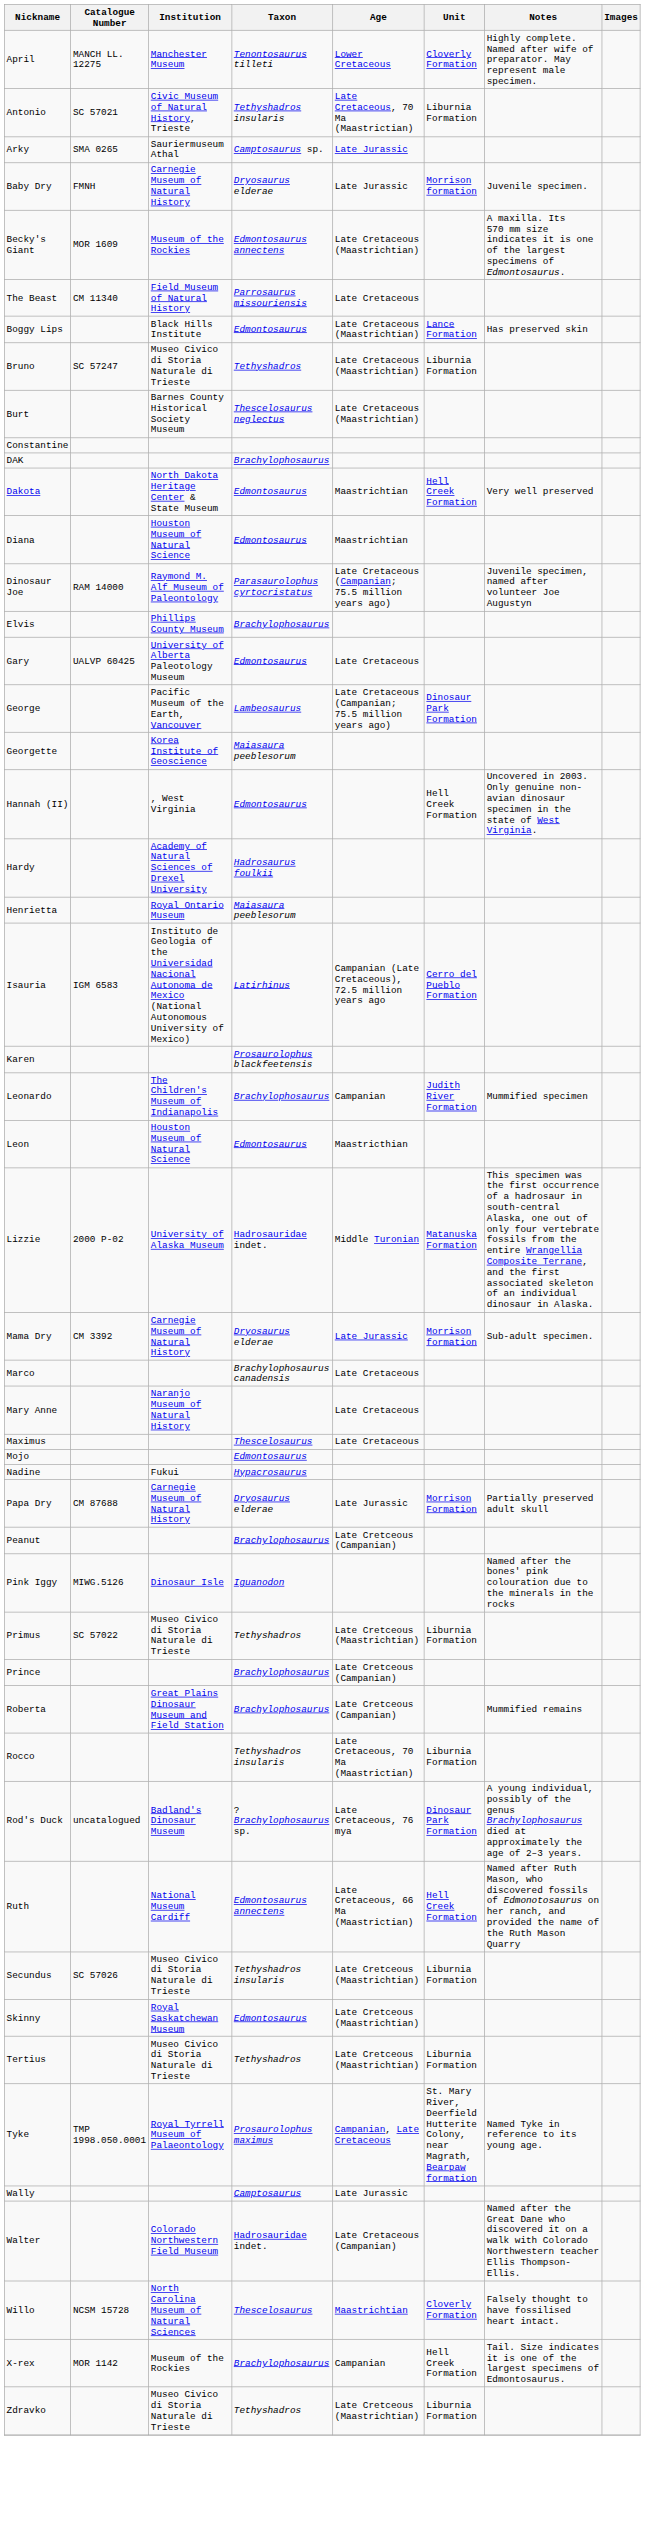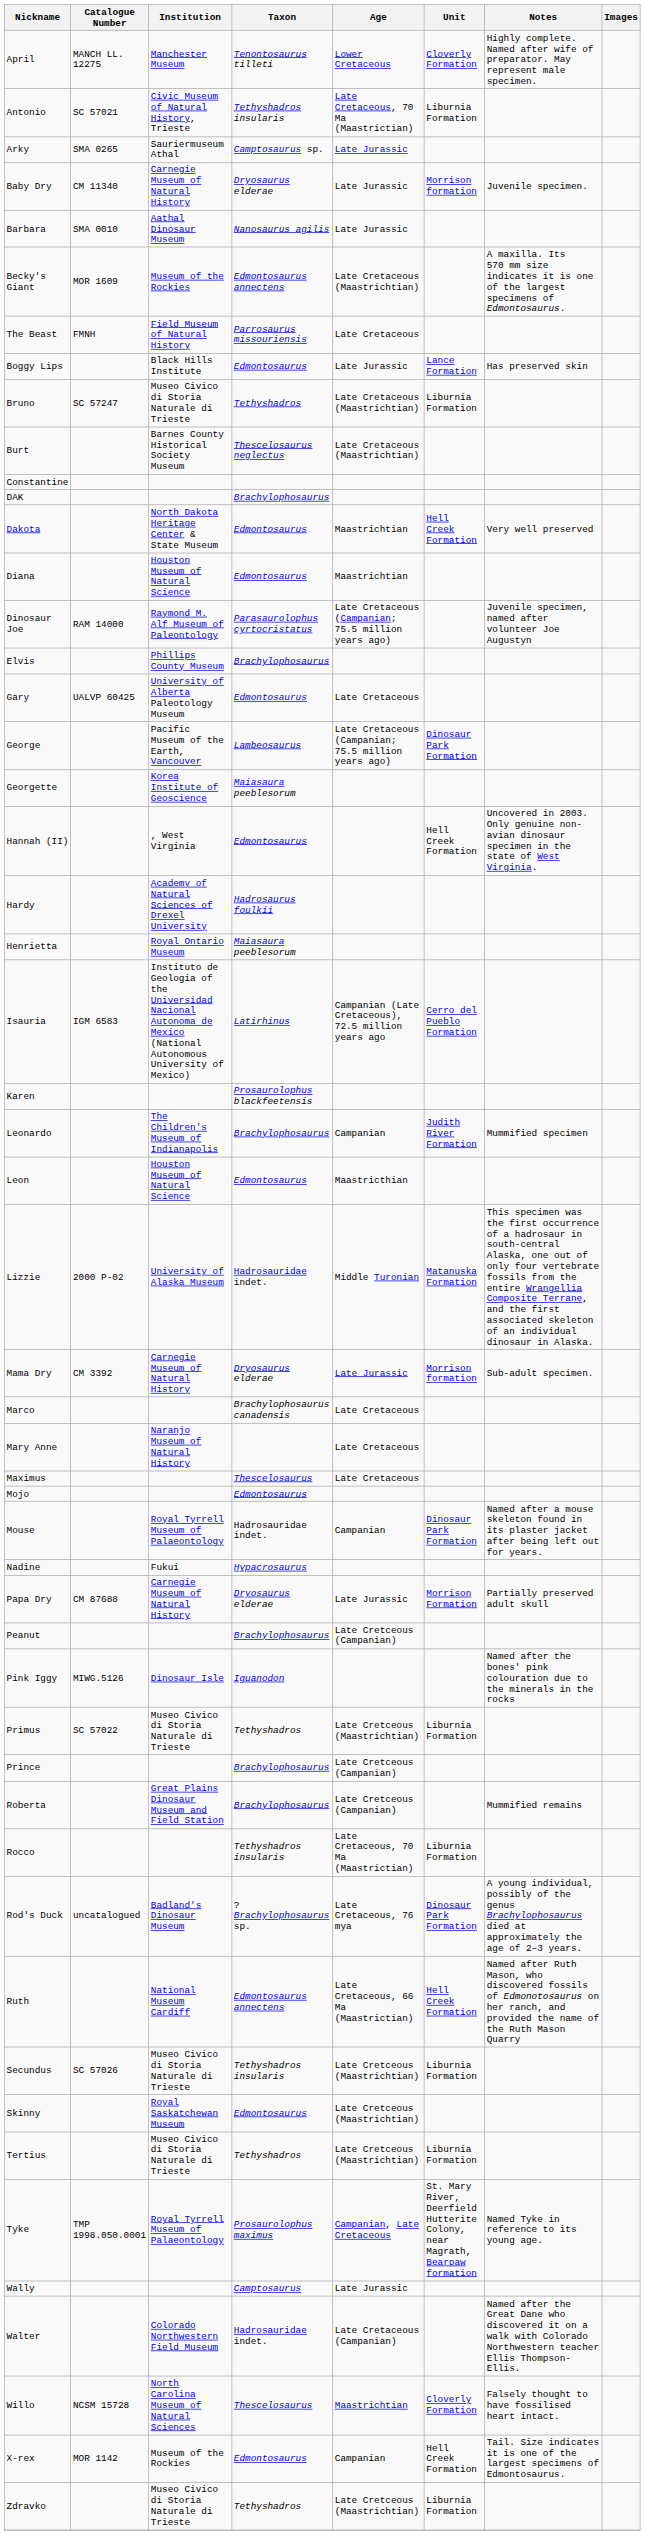(84, 186) FMNH -> (95, 186) CM 11340
+ row: (26, 229)
(95, 298) CM 11340 -> (84, 335) FMNH
(377, 329) Late Cretaceous (Maastrichtian) -> (371, 366) Late Jurassic
+ row: (21, 1531)
(282, 2363) Brachylophosaurus -> (270, 2459) Edmontosaurus
